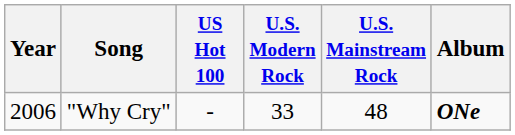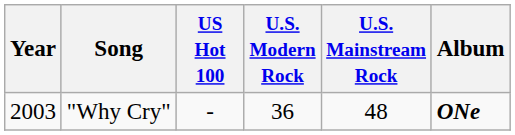(33, 111) 2006 -> (33, 111) 2003
(283, 111) 33 -> (283, 111) 36
